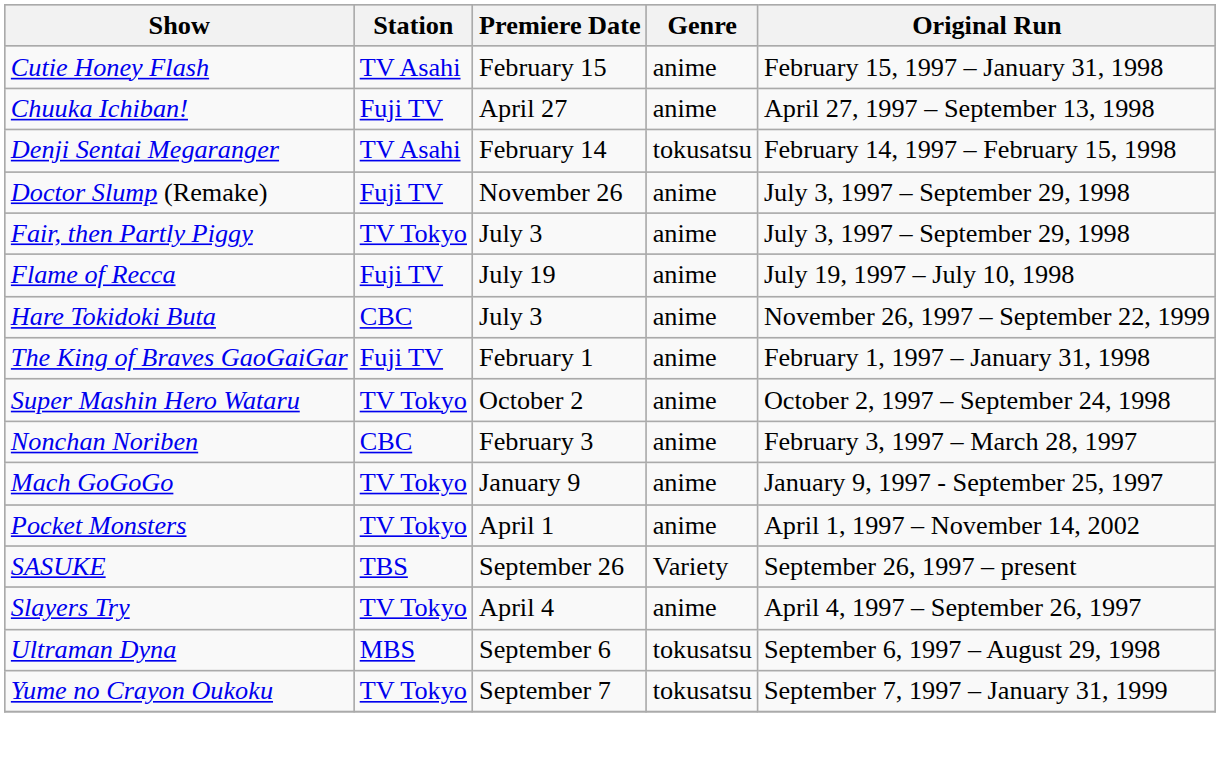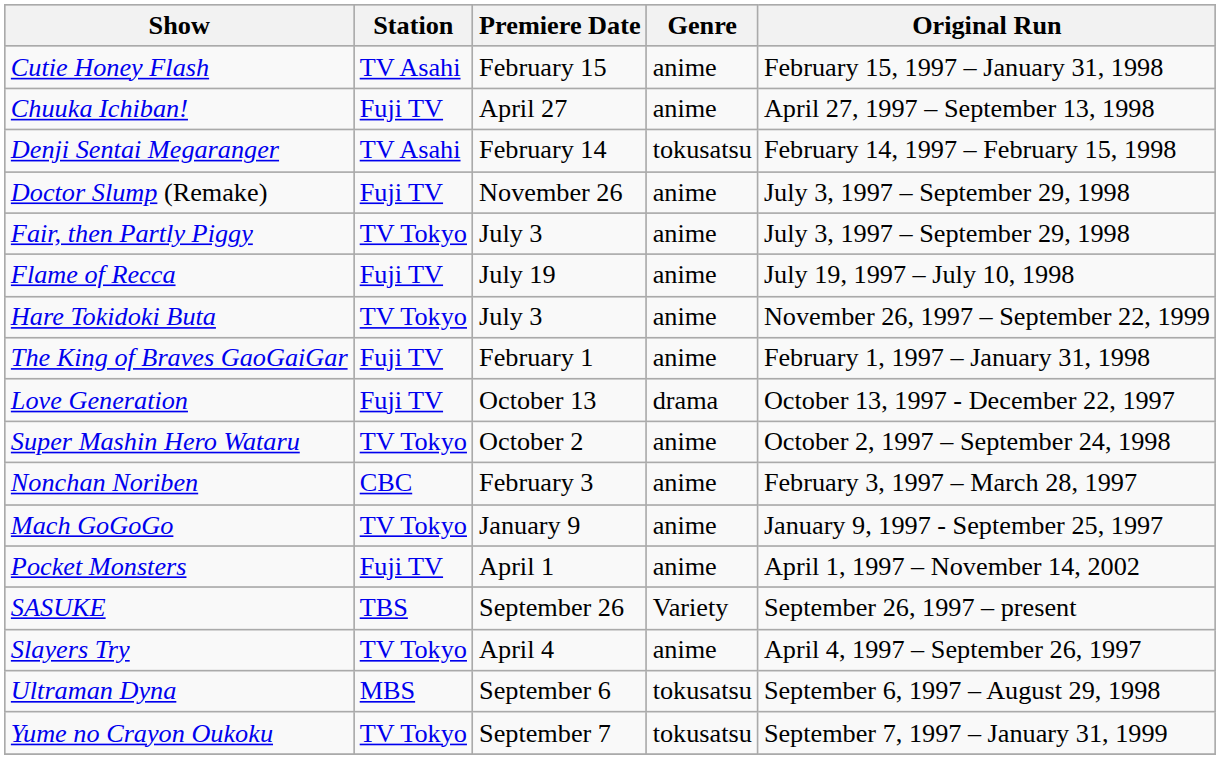(386, 316) CBC -> (413, 316) TV Tokyo
+ row: (99, 399)
(413, 524) TV Tokyo -> (401, 566) Fuji TV
